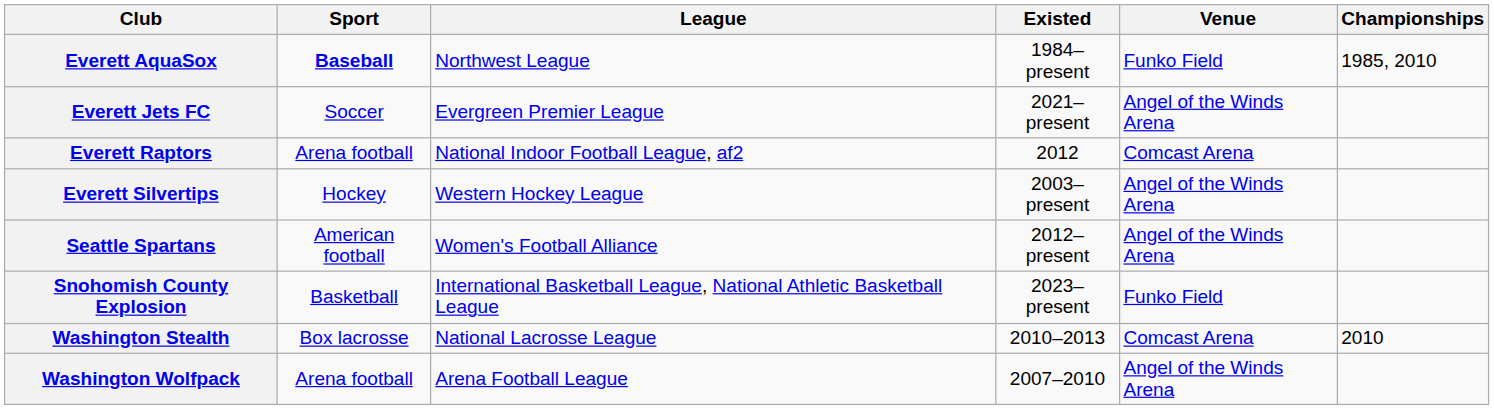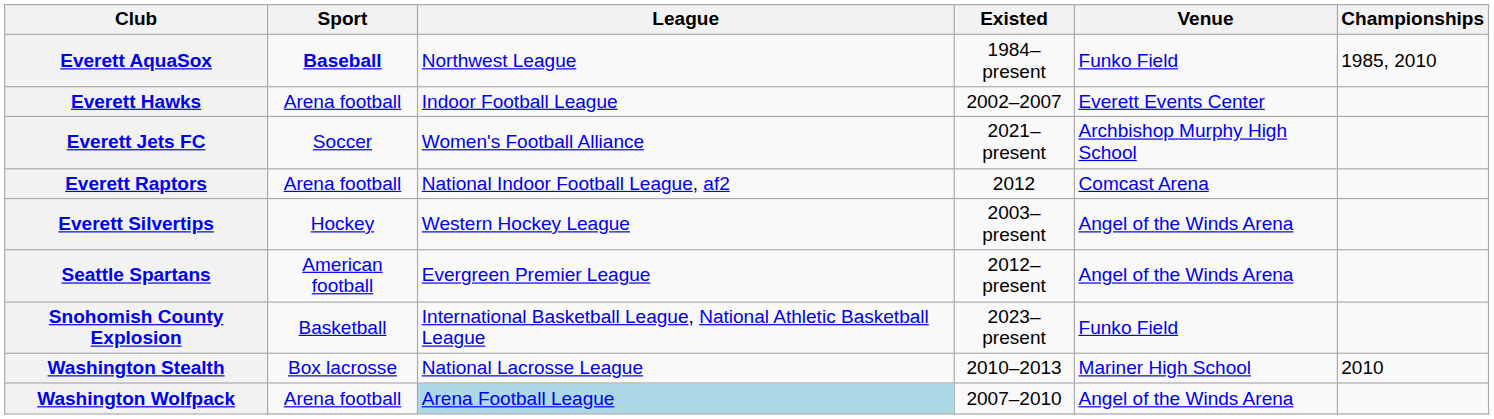+ row: (136, 101)
(550, 112) Evergreen Premier League -> (533, 142) Women's Football Alliance
(1203, 112) Angel of the Winds Arena -> (1183, 142) Archbishop Murphy High School
(546, 245) Women's Football Alliance -> (536, 275) Evergreen Premier League
(1189, 338) Comcast Arena -> (1165, 368) Mariner High School
(532, 378) no background -> (518, 398) lightblue background
